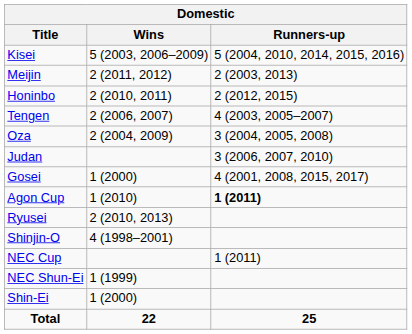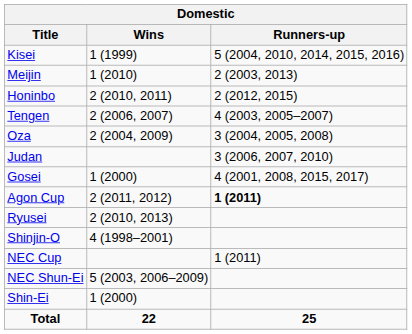(149, 55) 5 (2003, 2006–2009) -> (113, 55) 1 (1999)
(131, 75) 2 (2011, 2012) -> (113, 75) 1 (2010)
(113, 197) 1 (2010) -> (131, 197) 2 (2011, 2012)
(113, 278) 1 (1999) -> (149, 278) 5 (2003, 2006–2009)
